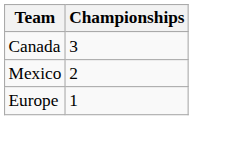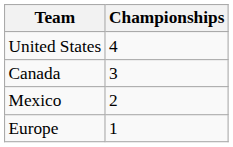+ row: (55, 45)
